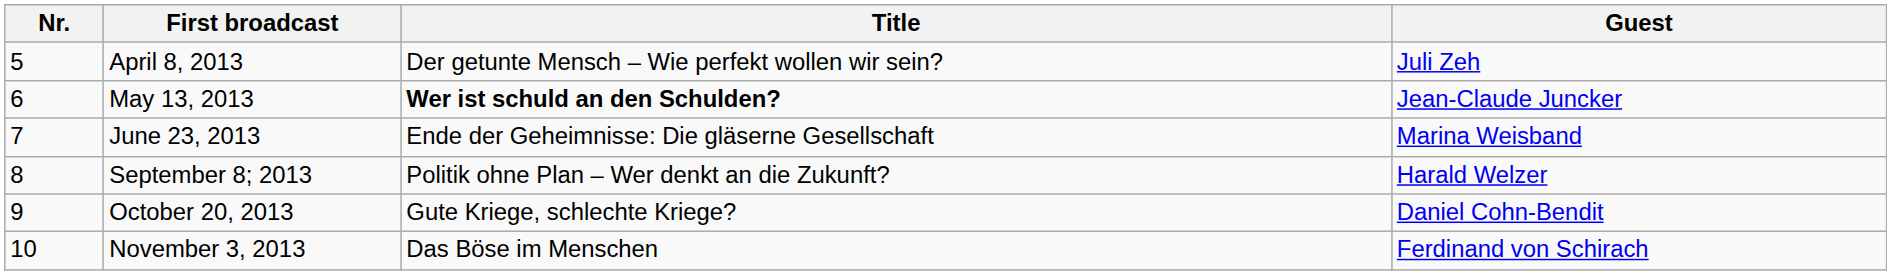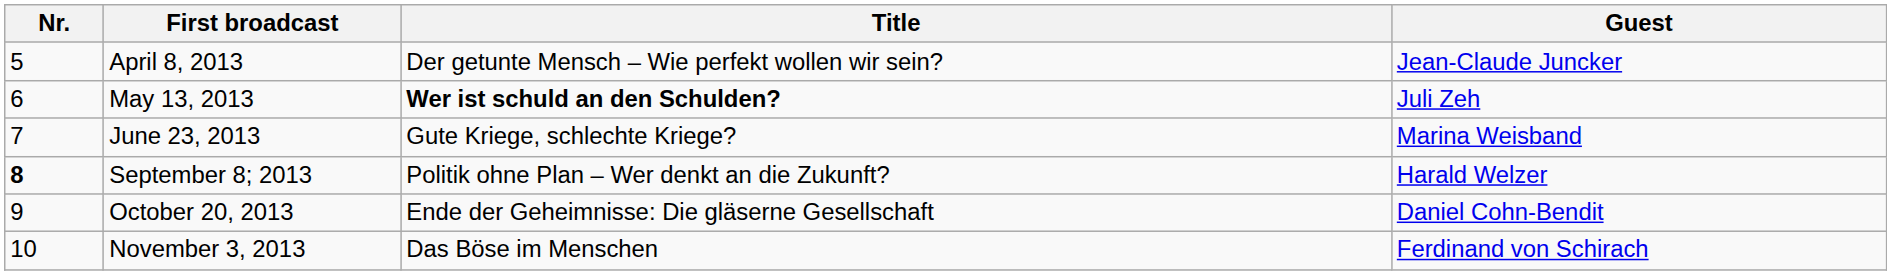(1439, 61) Juli Zeh -> (1509, 61) Jean-Claude Juncker
(1509, 99) Jean-Claude Juncker -> (1439, 99) Juli Zeh
(670, 136) Ende der Geheimnisse: Die gläserne Gesellschaft -> (571, 136) Gute Kriege, schlechte Kriege?
(17, 174) normal -> (17, 174) bold
(571, 212) Gute Kriege, schlechte Kriege? -> (670, 212) Ende der Geheimnisse: Die gläserne Gesellschaft
